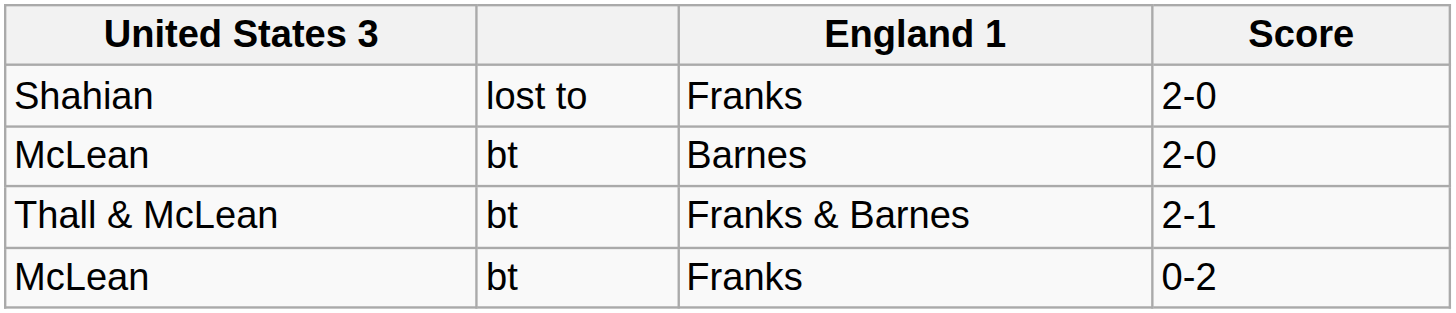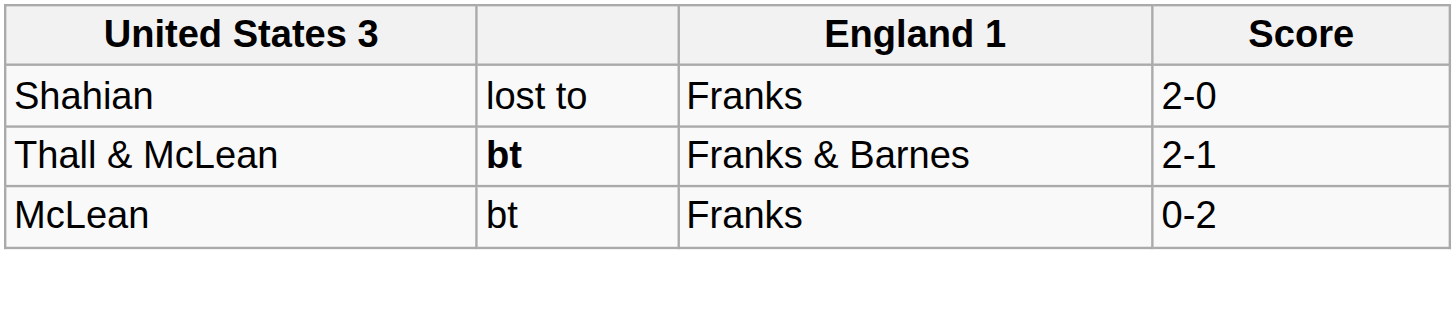- row: (82, 155)
(502, 215) normal -> (504, 155) bold
